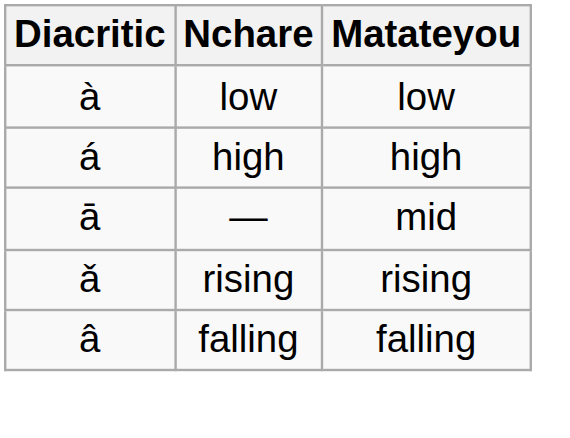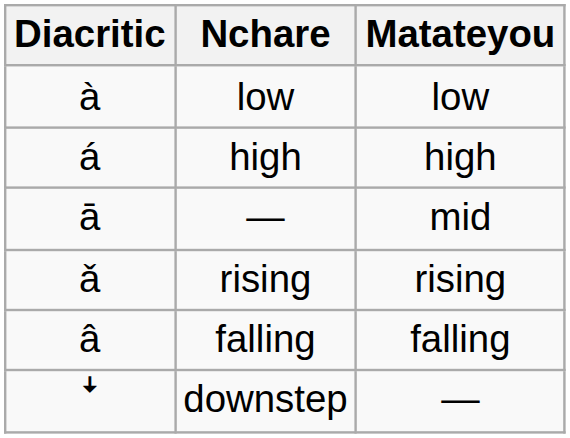+ row: (265, 400)
